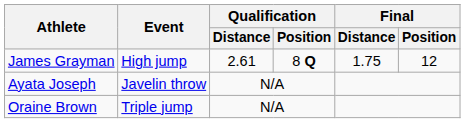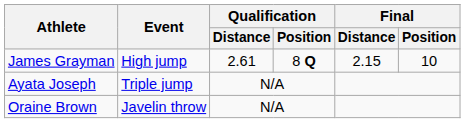(367, 61) 1.75 -> (367, 61) 2.15
(429, 61) 12 -> (429, 61) 10
(164, 84) Javelin throw -> (157, 84) Triple jump
(157, 107) Triple jump -> (164, 107) Javelin throw
